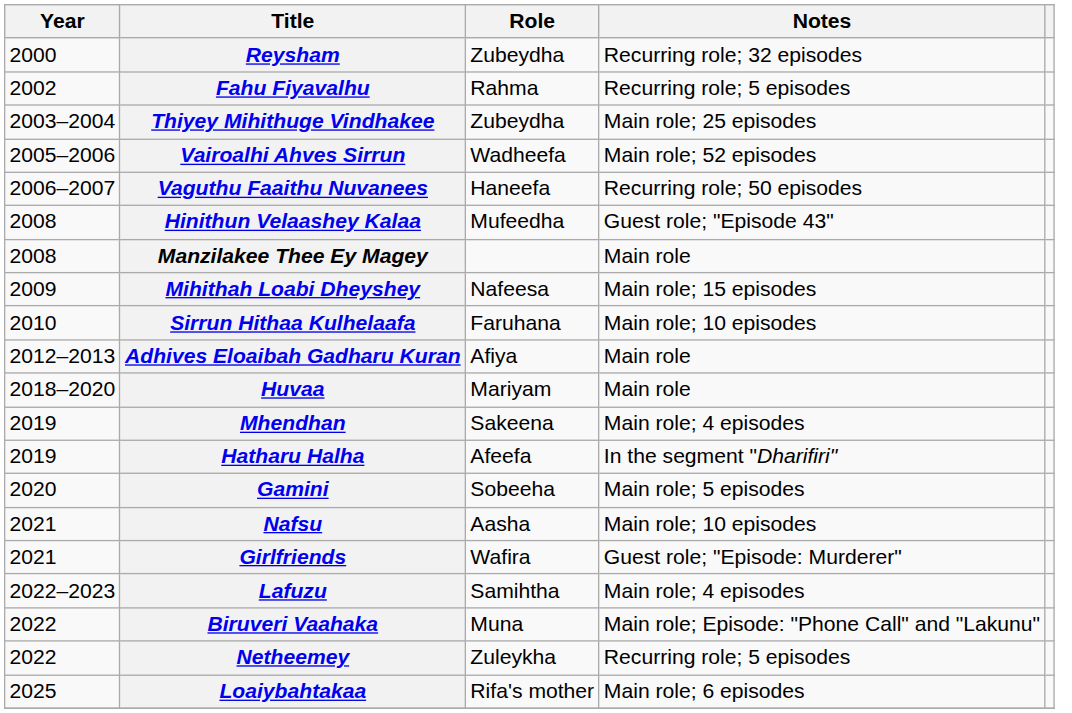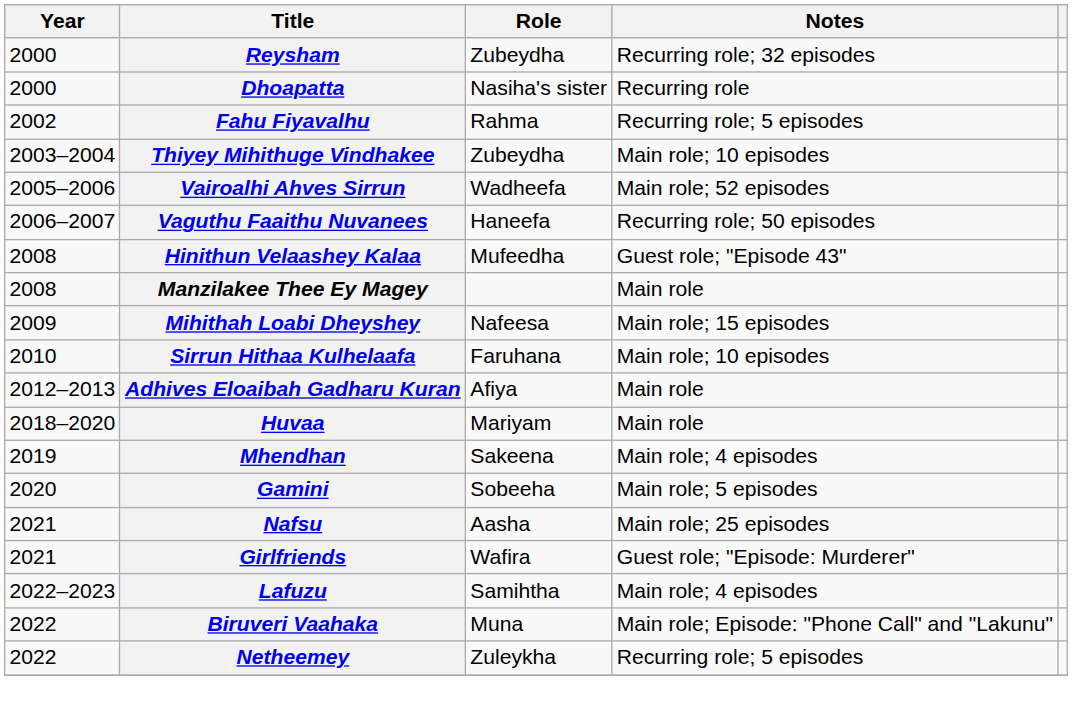+ row: (293, 88)
(710, 121) Main role; 25 episodes -> (723, 155) Main role; 10 episodes
- row: (293, 456)
(710, 523) Main role; 10 episodes -> (723, 523) Main role; 25 episodes
- row: (293, 691)
